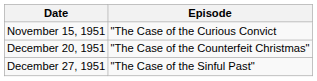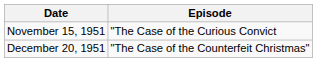- row: (56, 66)
